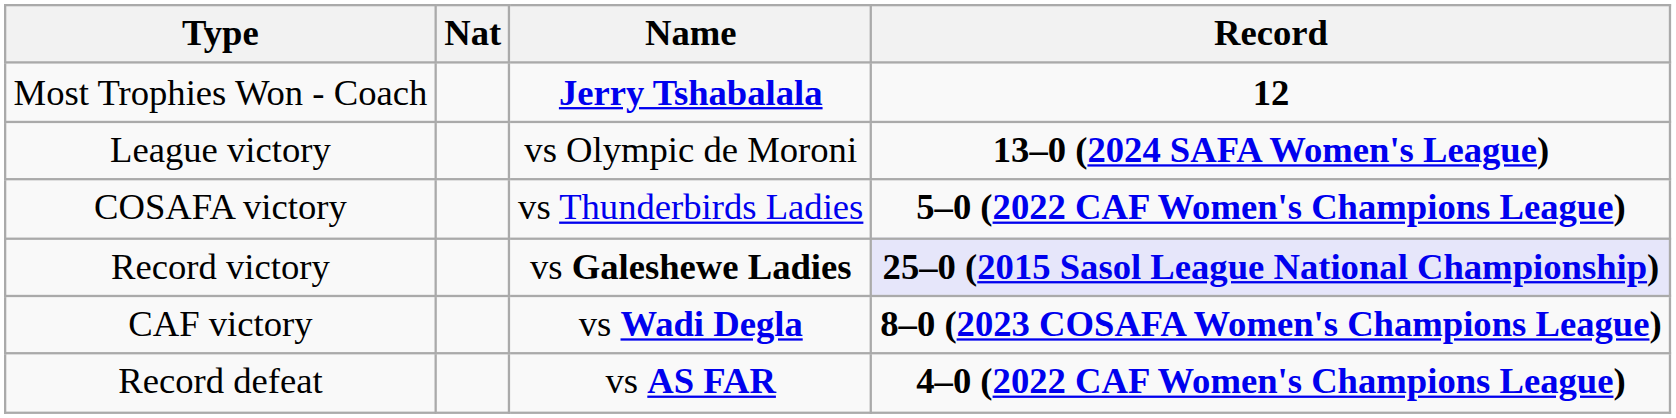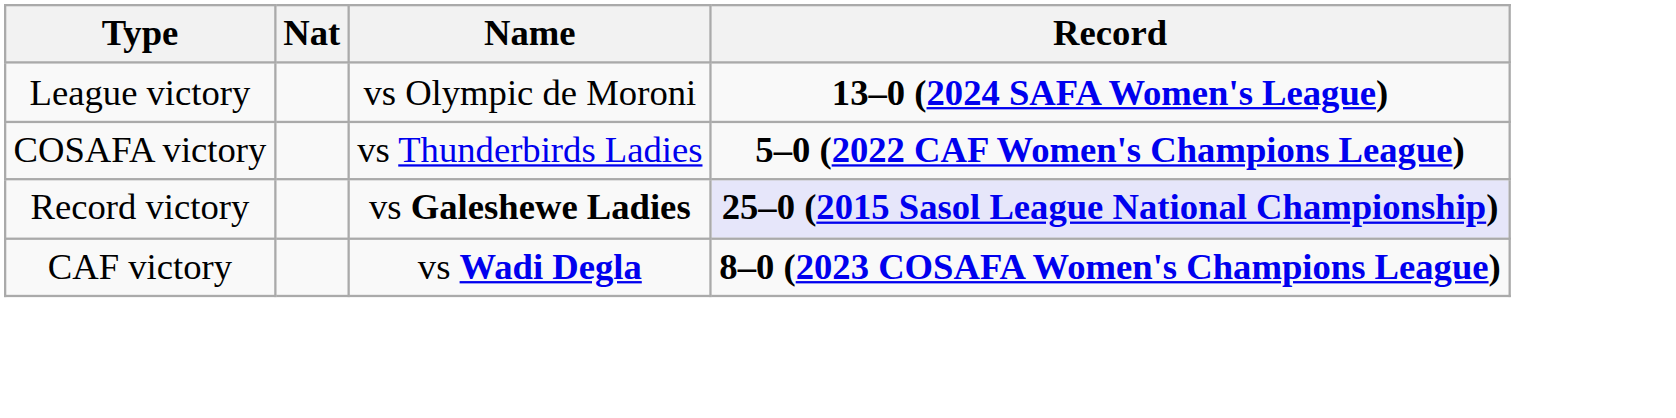- row: (220, 91)
- row: (220, 382)
